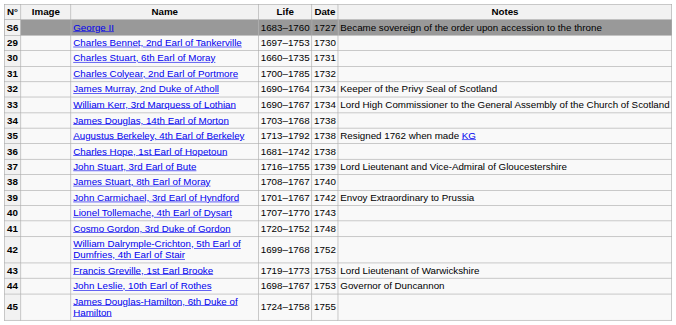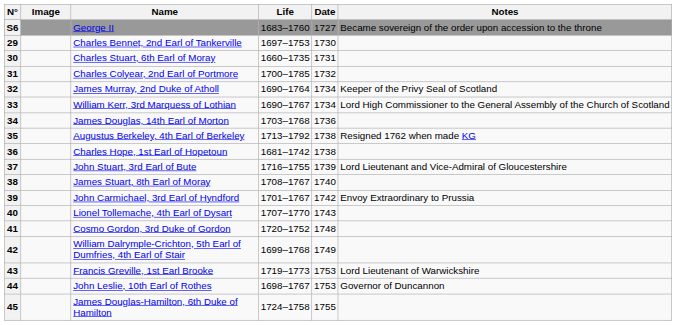(325, 120) 1738 -> (325, 120) 1736
(325, 249) 1752 -> (325, 249) 1749
